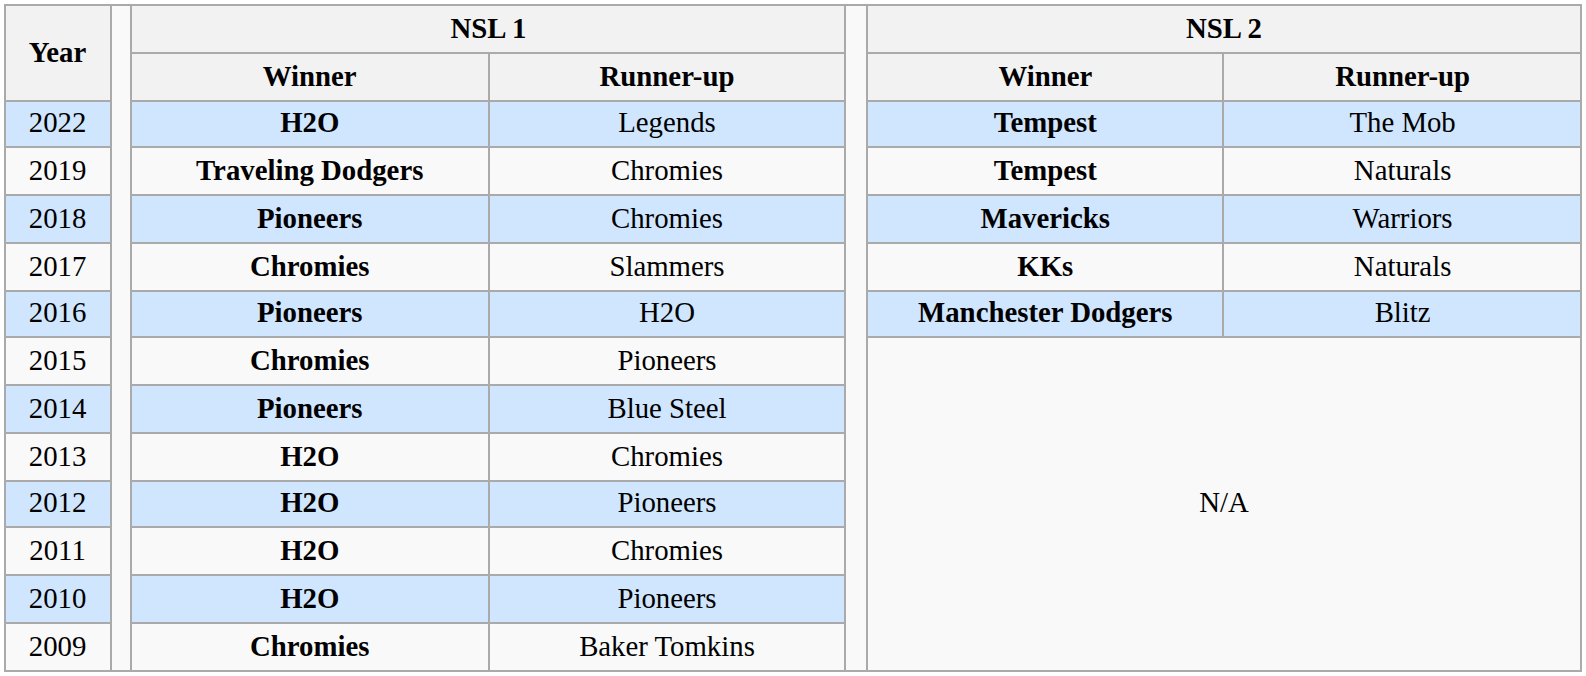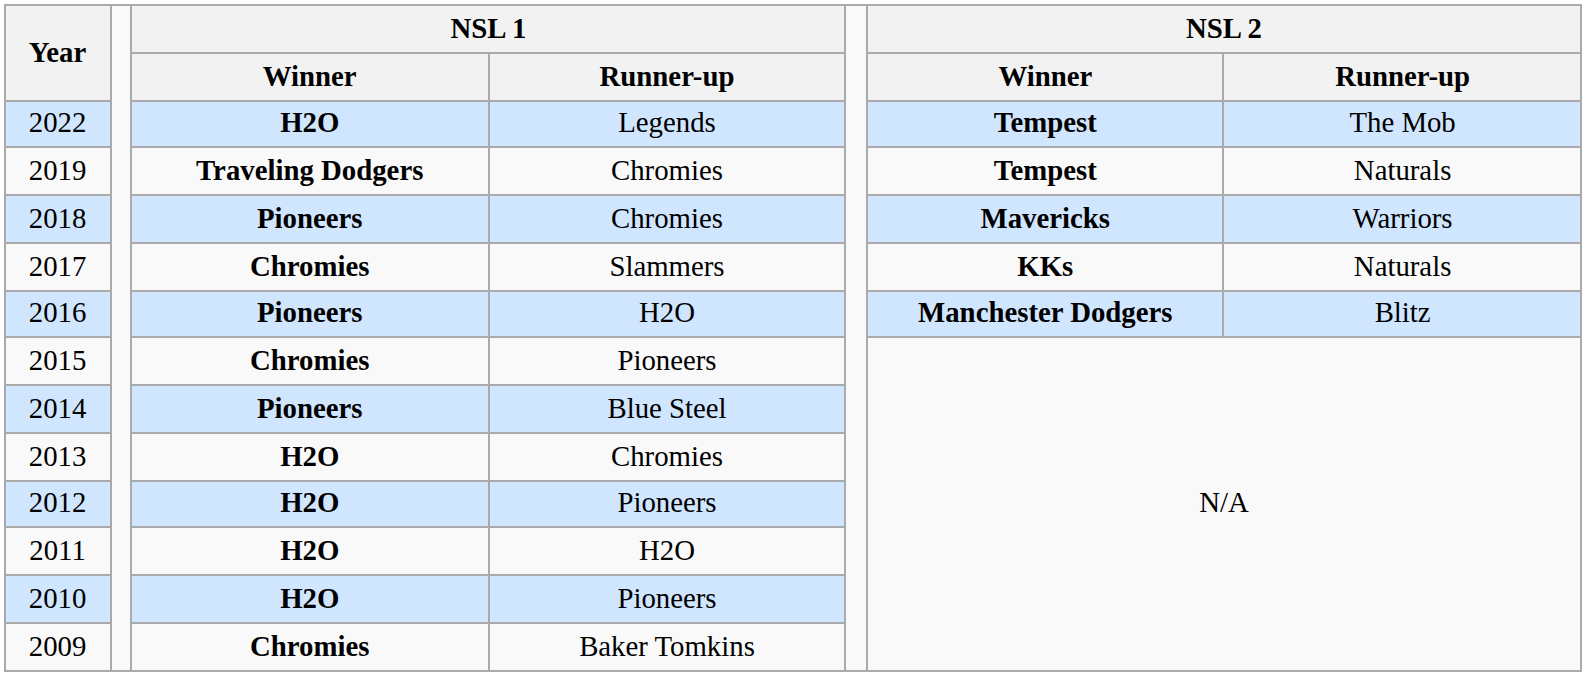(667, 551) Chromies -> (667, 551) H2O
